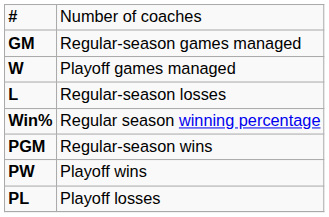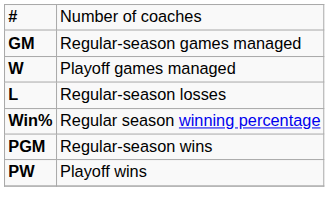- row: (19, 198)
